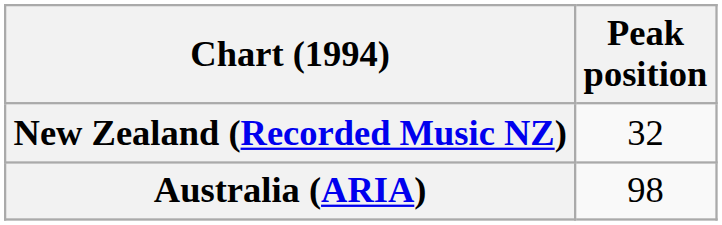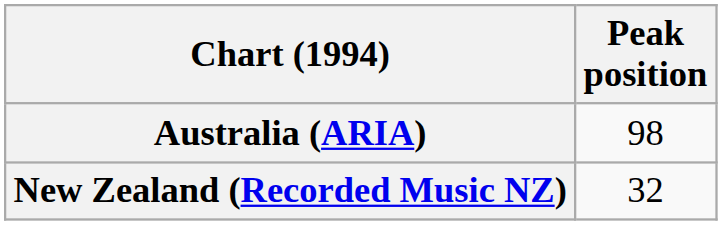rows swapped: (290, 190) <-> (290, 132)
